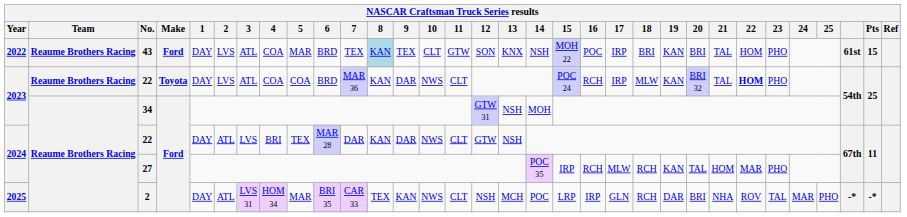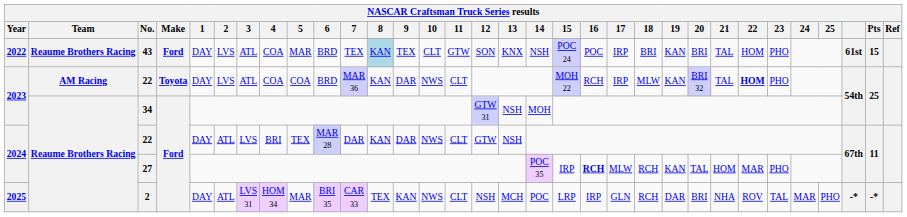(567, 52) MOH 22 -> (567, 52) POC 24
(83, 81) Reaume Brothers Racing -> (83, 81) AM Racing
(567, 81) POC 24 -> (567, 81) MOH 22
(593, 168) normal -> (594, 168) bold
